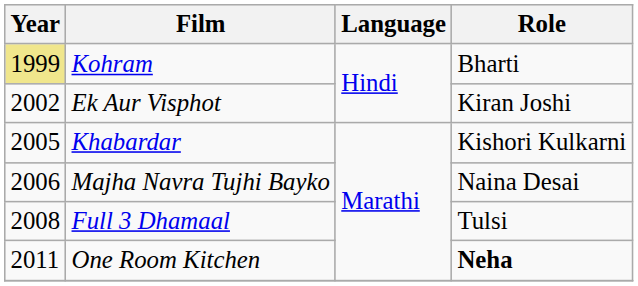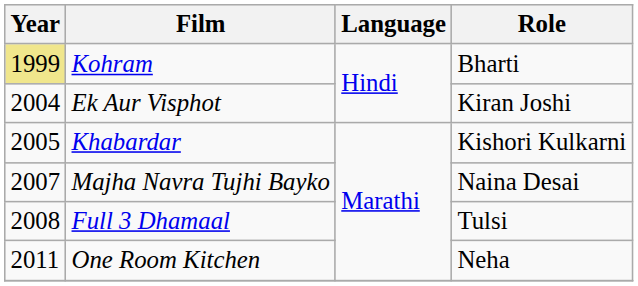(35, 102) 2002 -> (35, 102) 2004
(35, 181) 2006 -> (35, 181) 2007
(485, 260) bold -> (484, 260) normal
